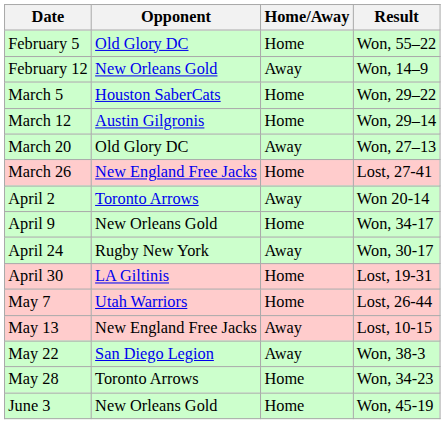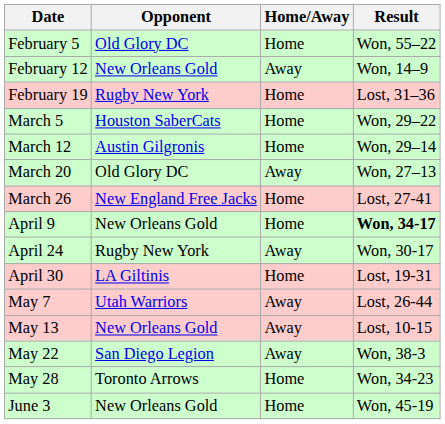+ row: (48, 95)
- row: (32, 198)
(395, 224) normal -> (396, 224) bold
(284, 302) Home -> (283, 302) Away
(176, 328) New England Free Jacks -> (156, 328) New Orleans Gold
